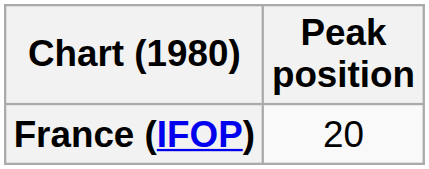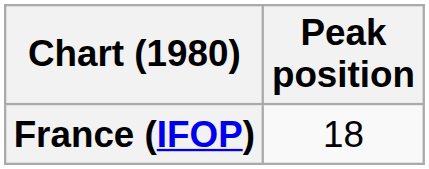(343, 133) 20 -> (343, 133) 18
